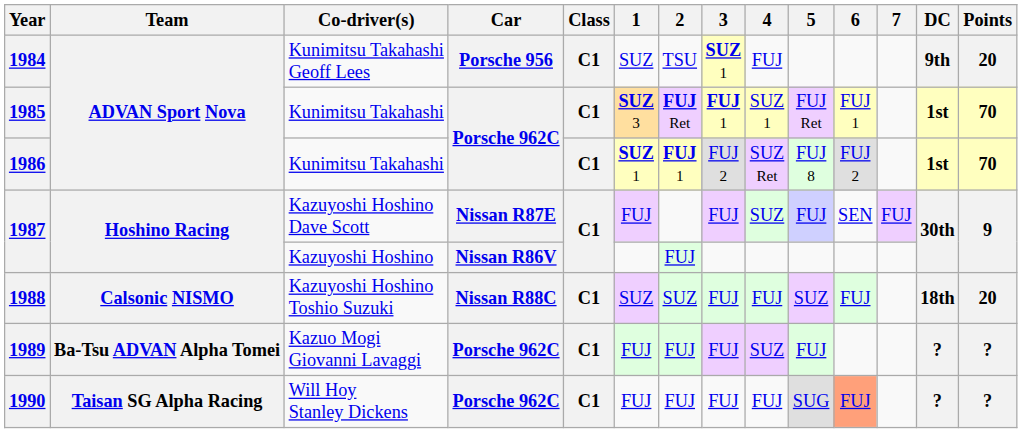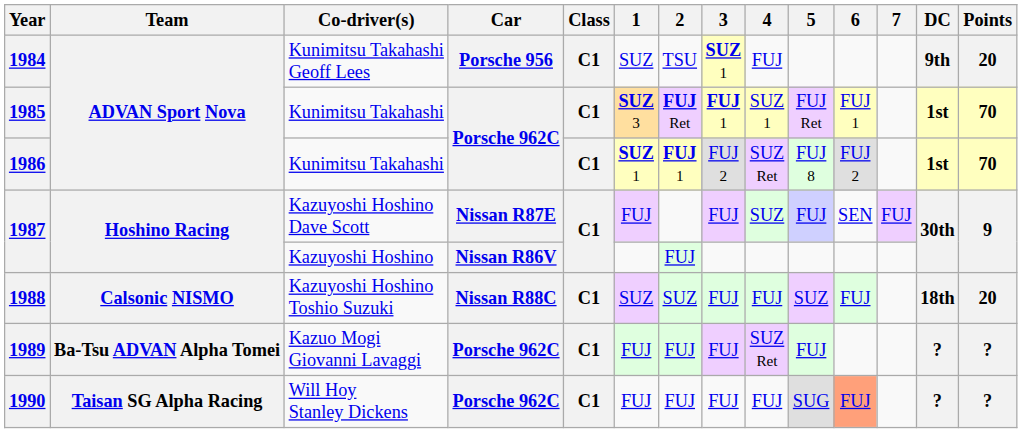(767, 349) SUZ -> (767, 349) SUZ Ret
